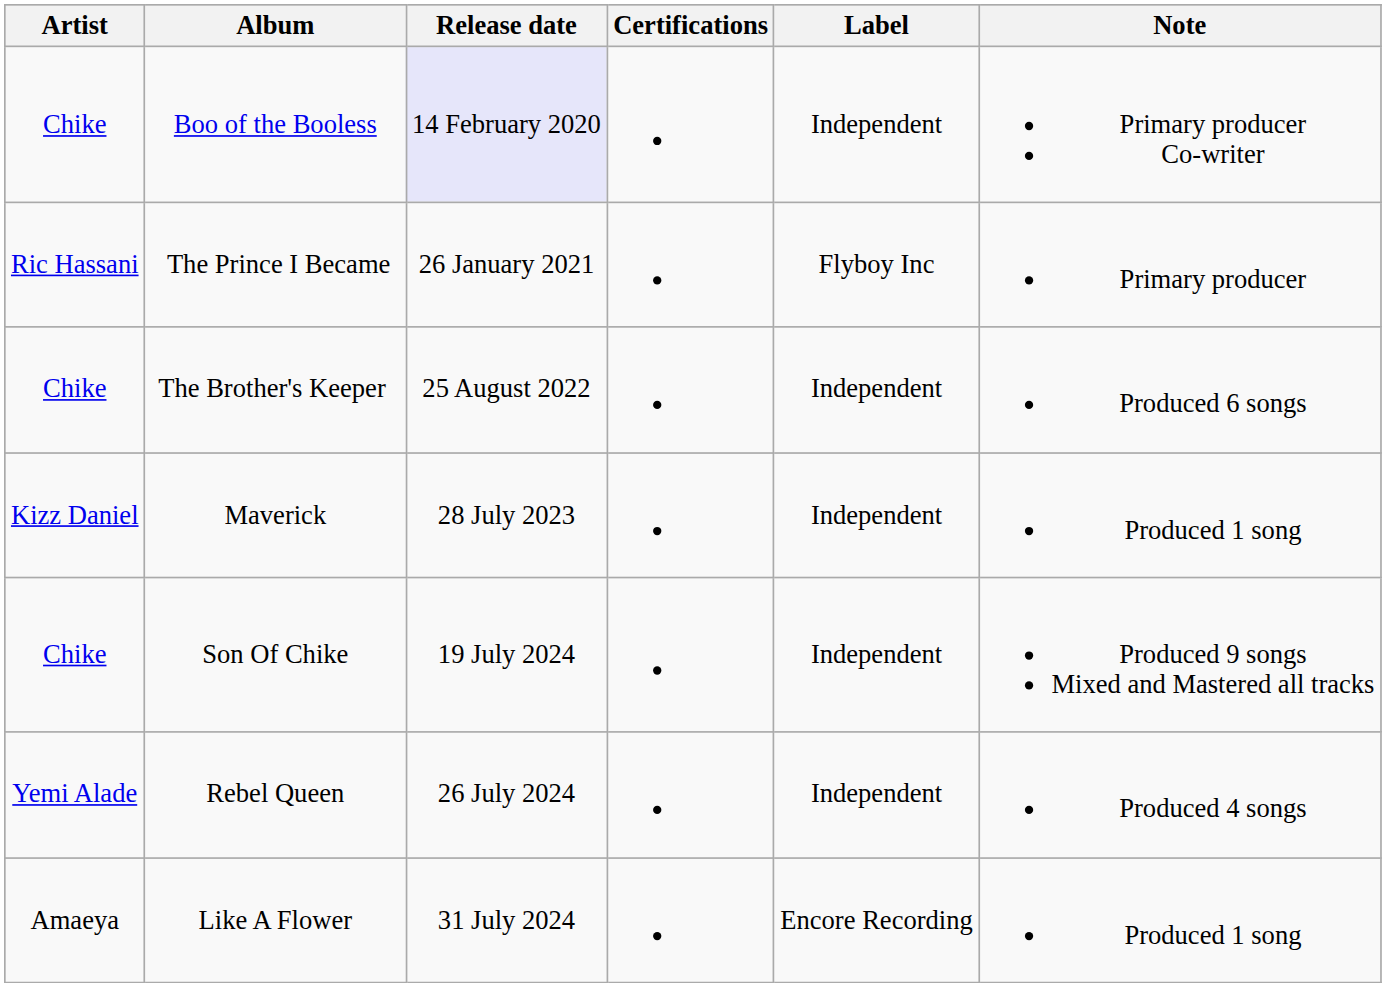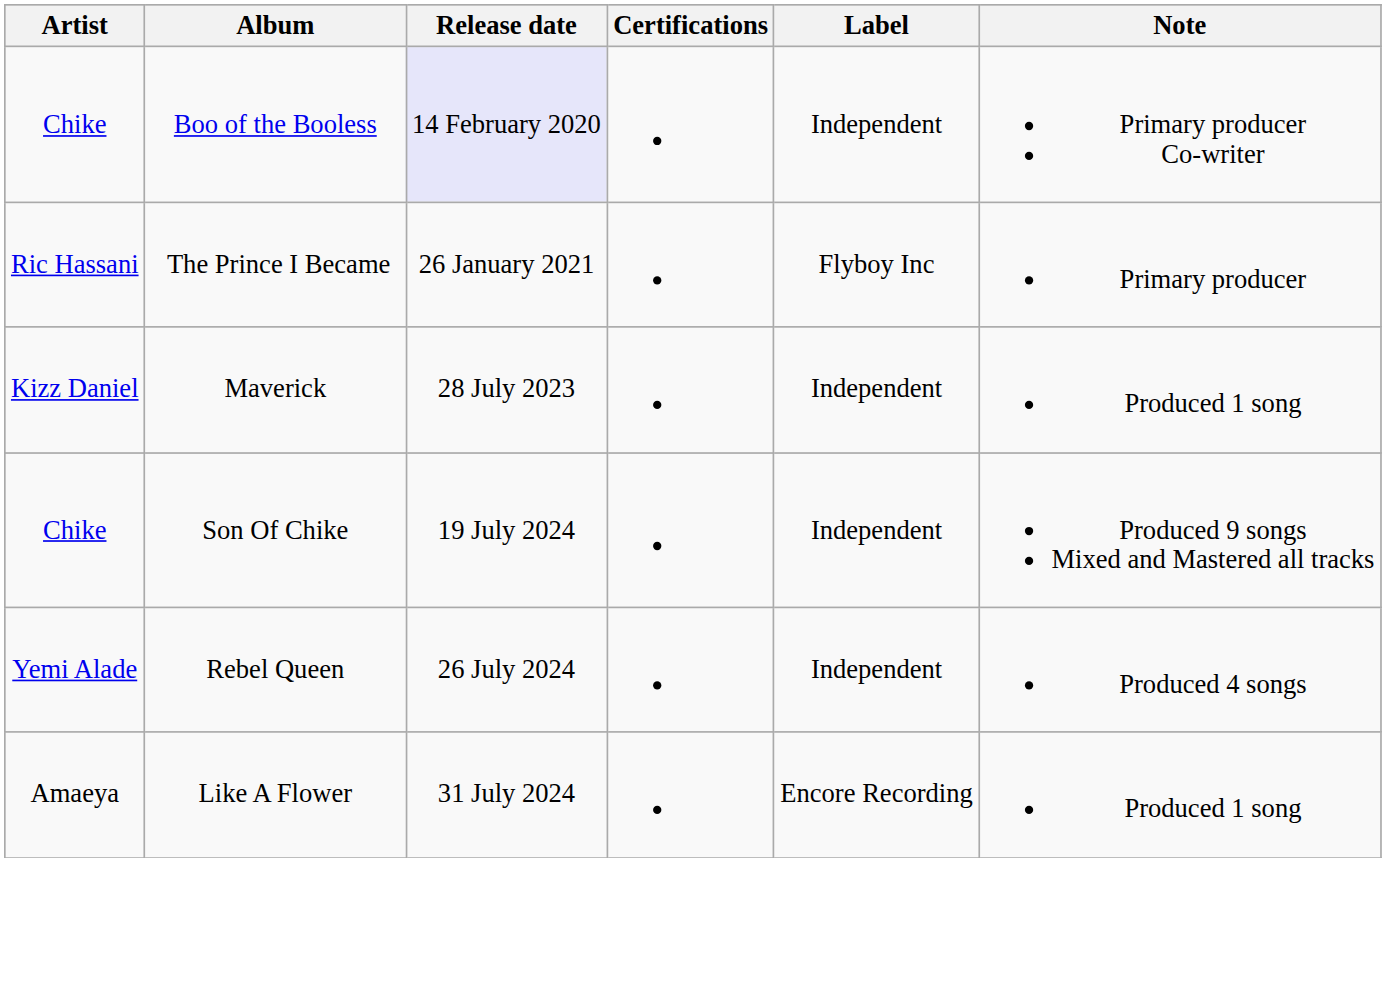- row: (275, 389)
